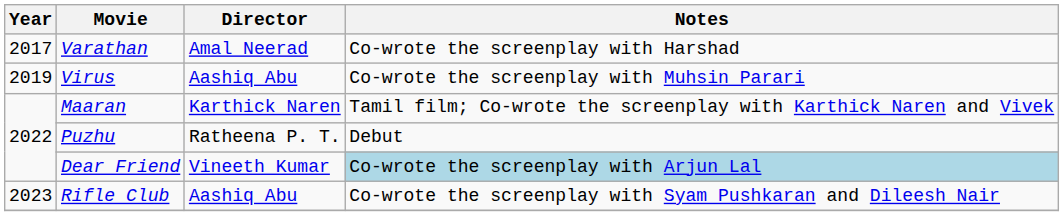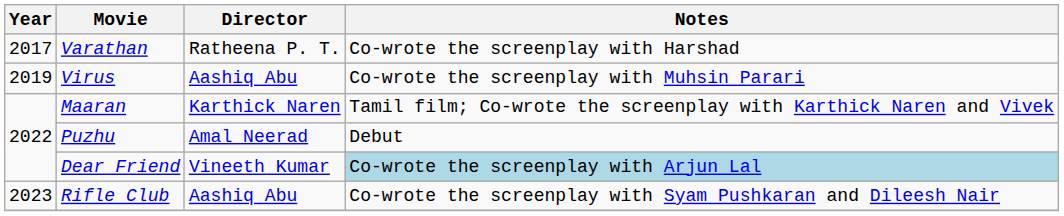(249, 49) Amal Neerad -> (265, 49) Ratheena P. T.
(265, 137) Ratheena P. T. -> (249, 137) Amal Neerad
